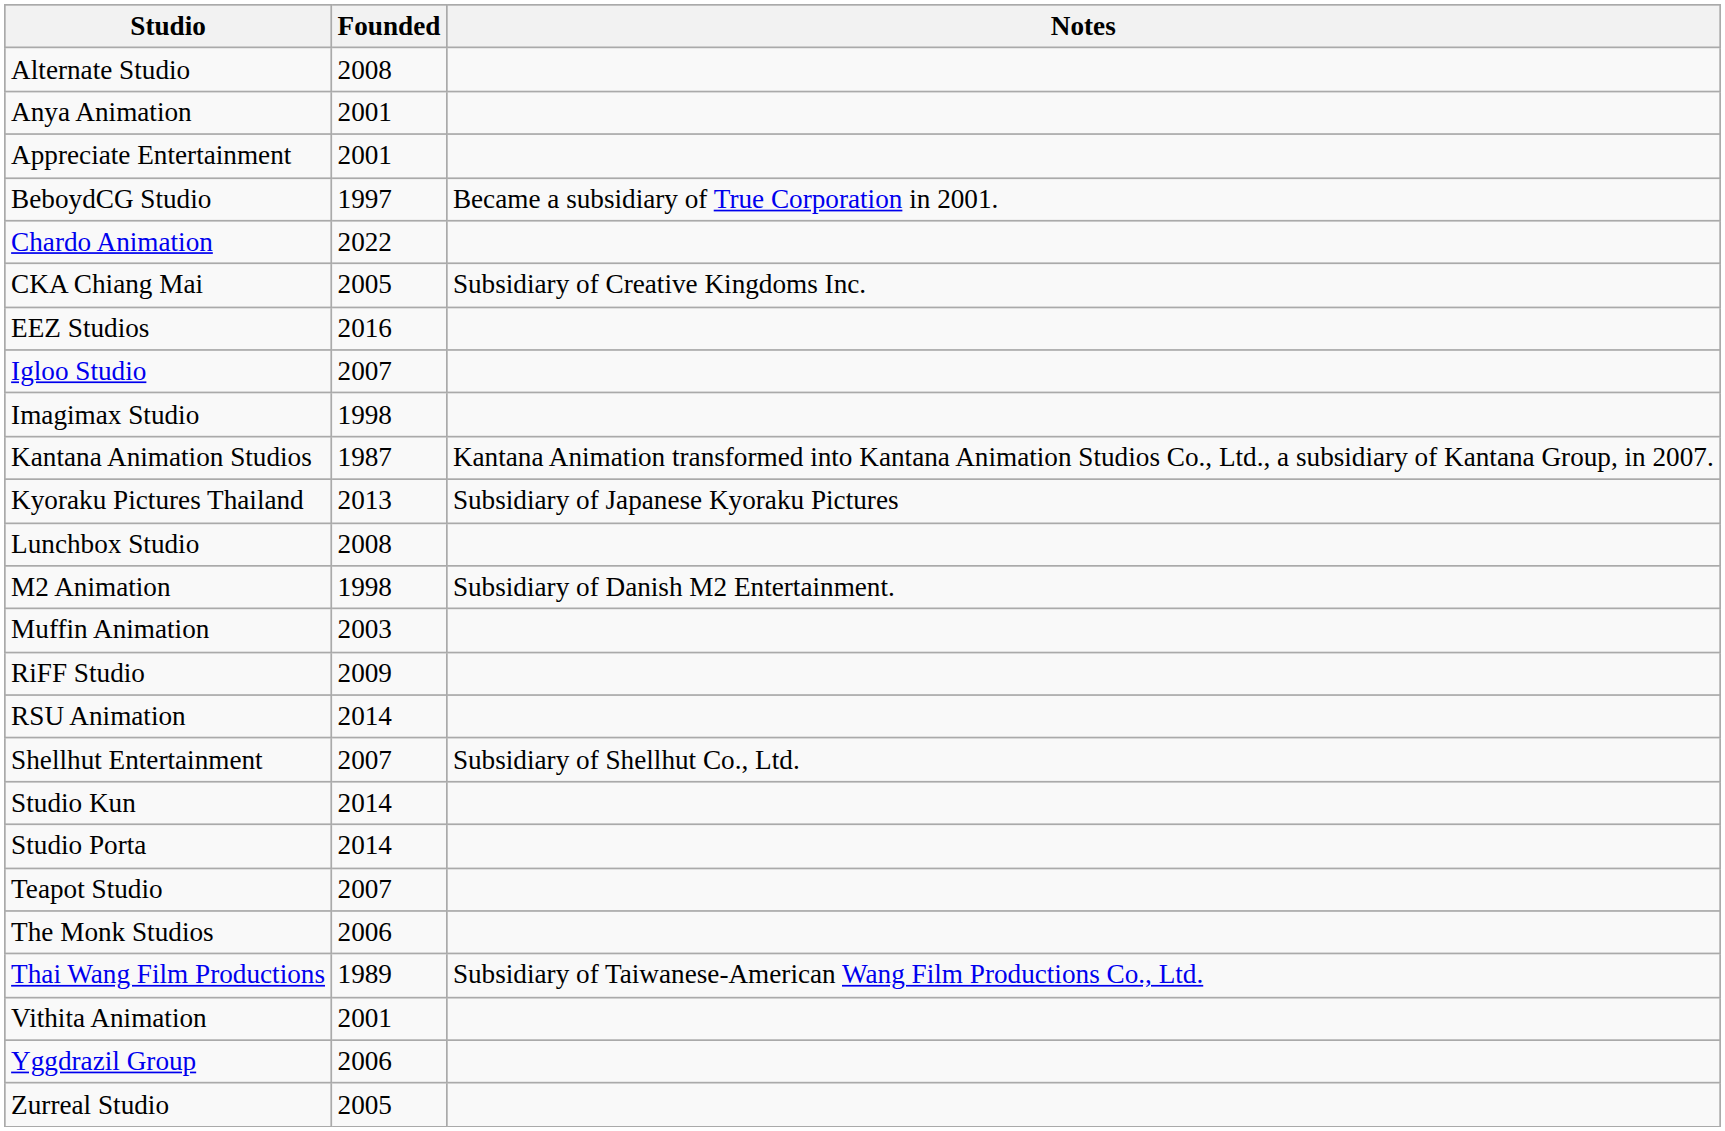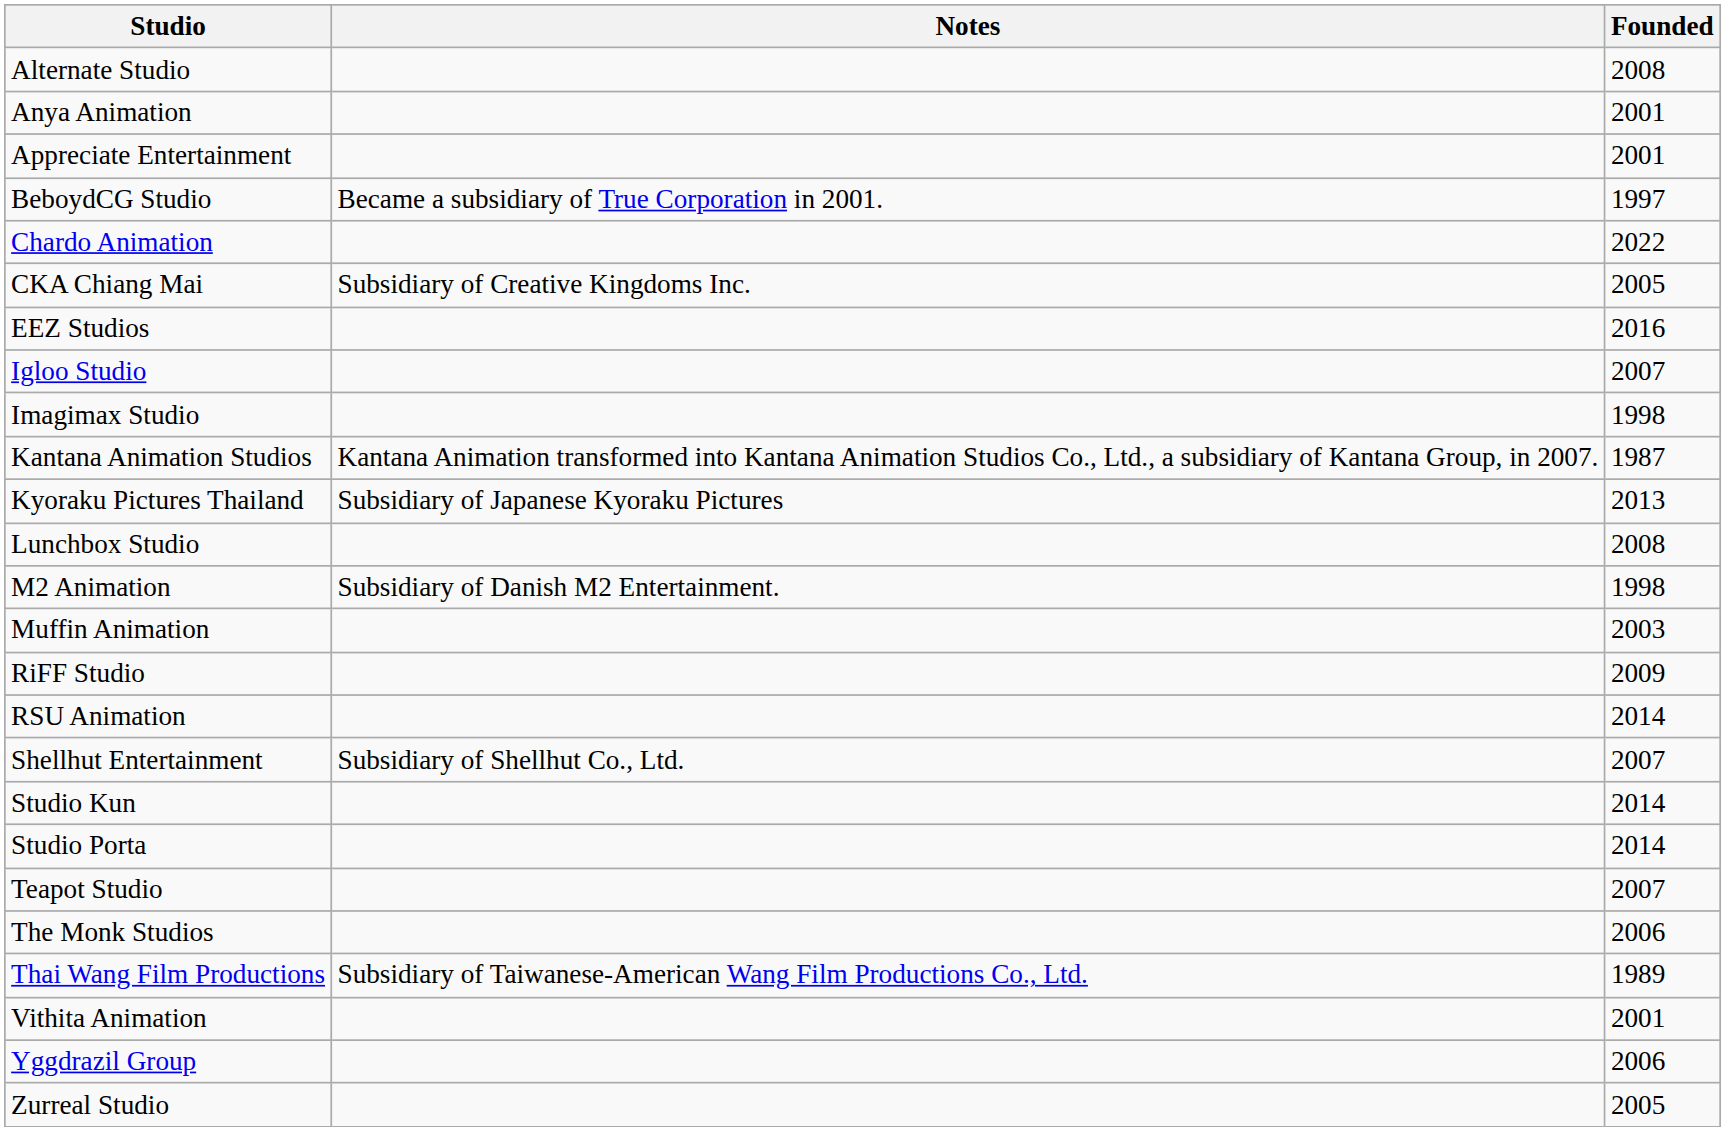columns swapped: (389, 26) <-> (1083, 26)
